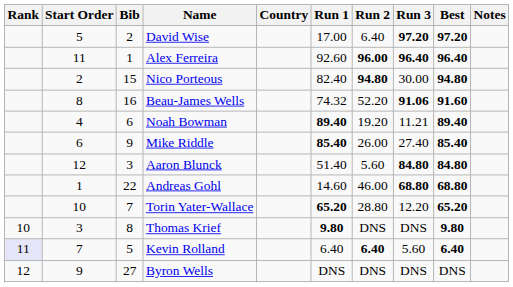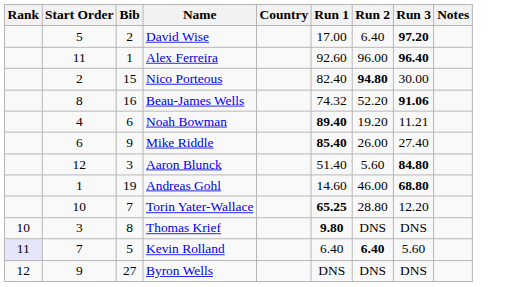- column: (452, 15)
(373, 57) bold -> (373, 57) normal
(130, 185) 22 -> (130, 185) 19
(332, 206) 65.20 -> (332, 206) 65.25
